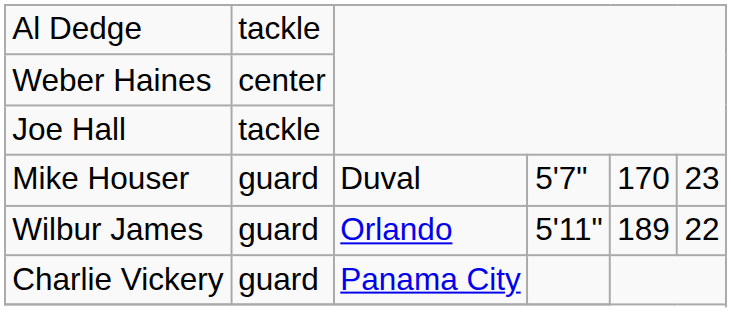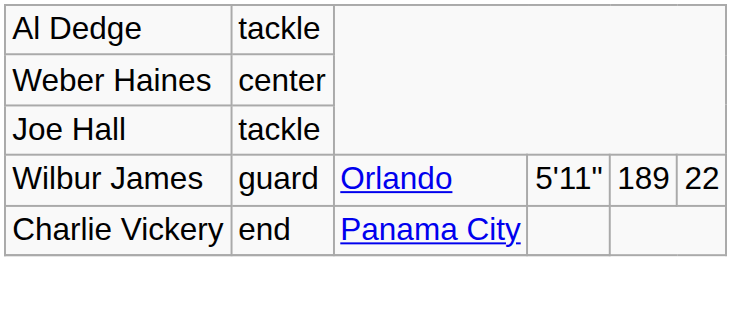- row: (101, 179)
(278, 279) guard -> (264, 229) end
